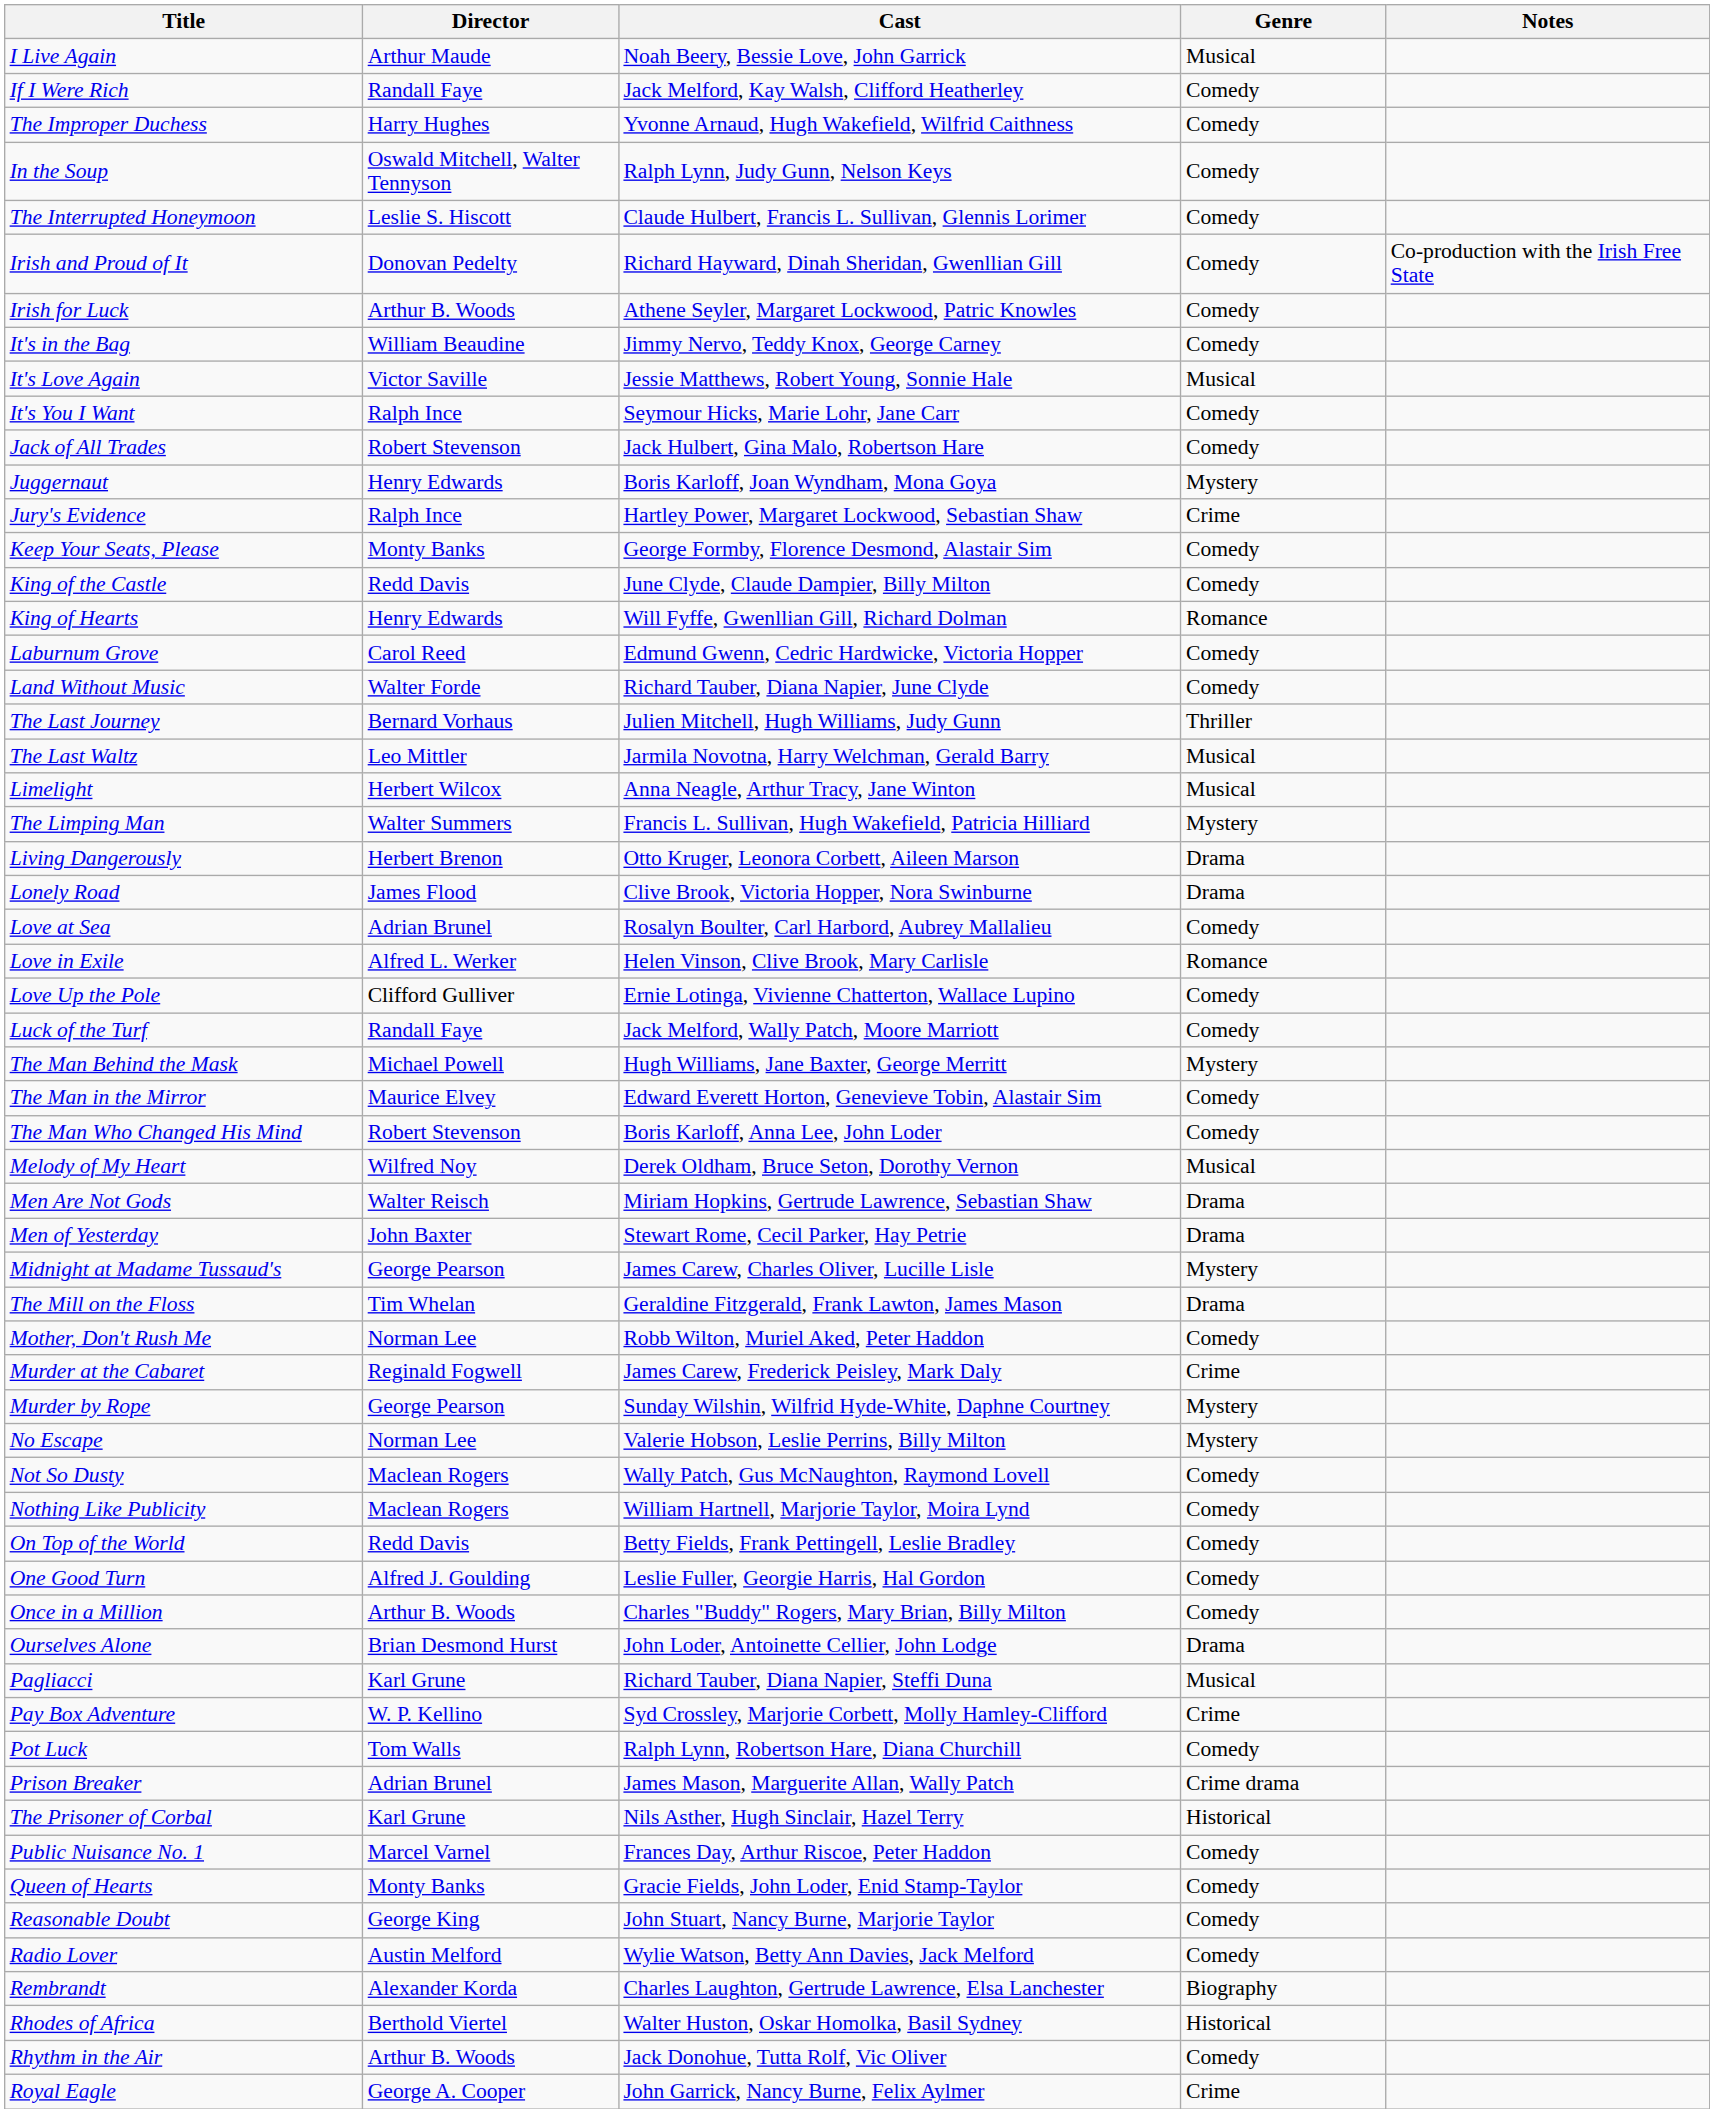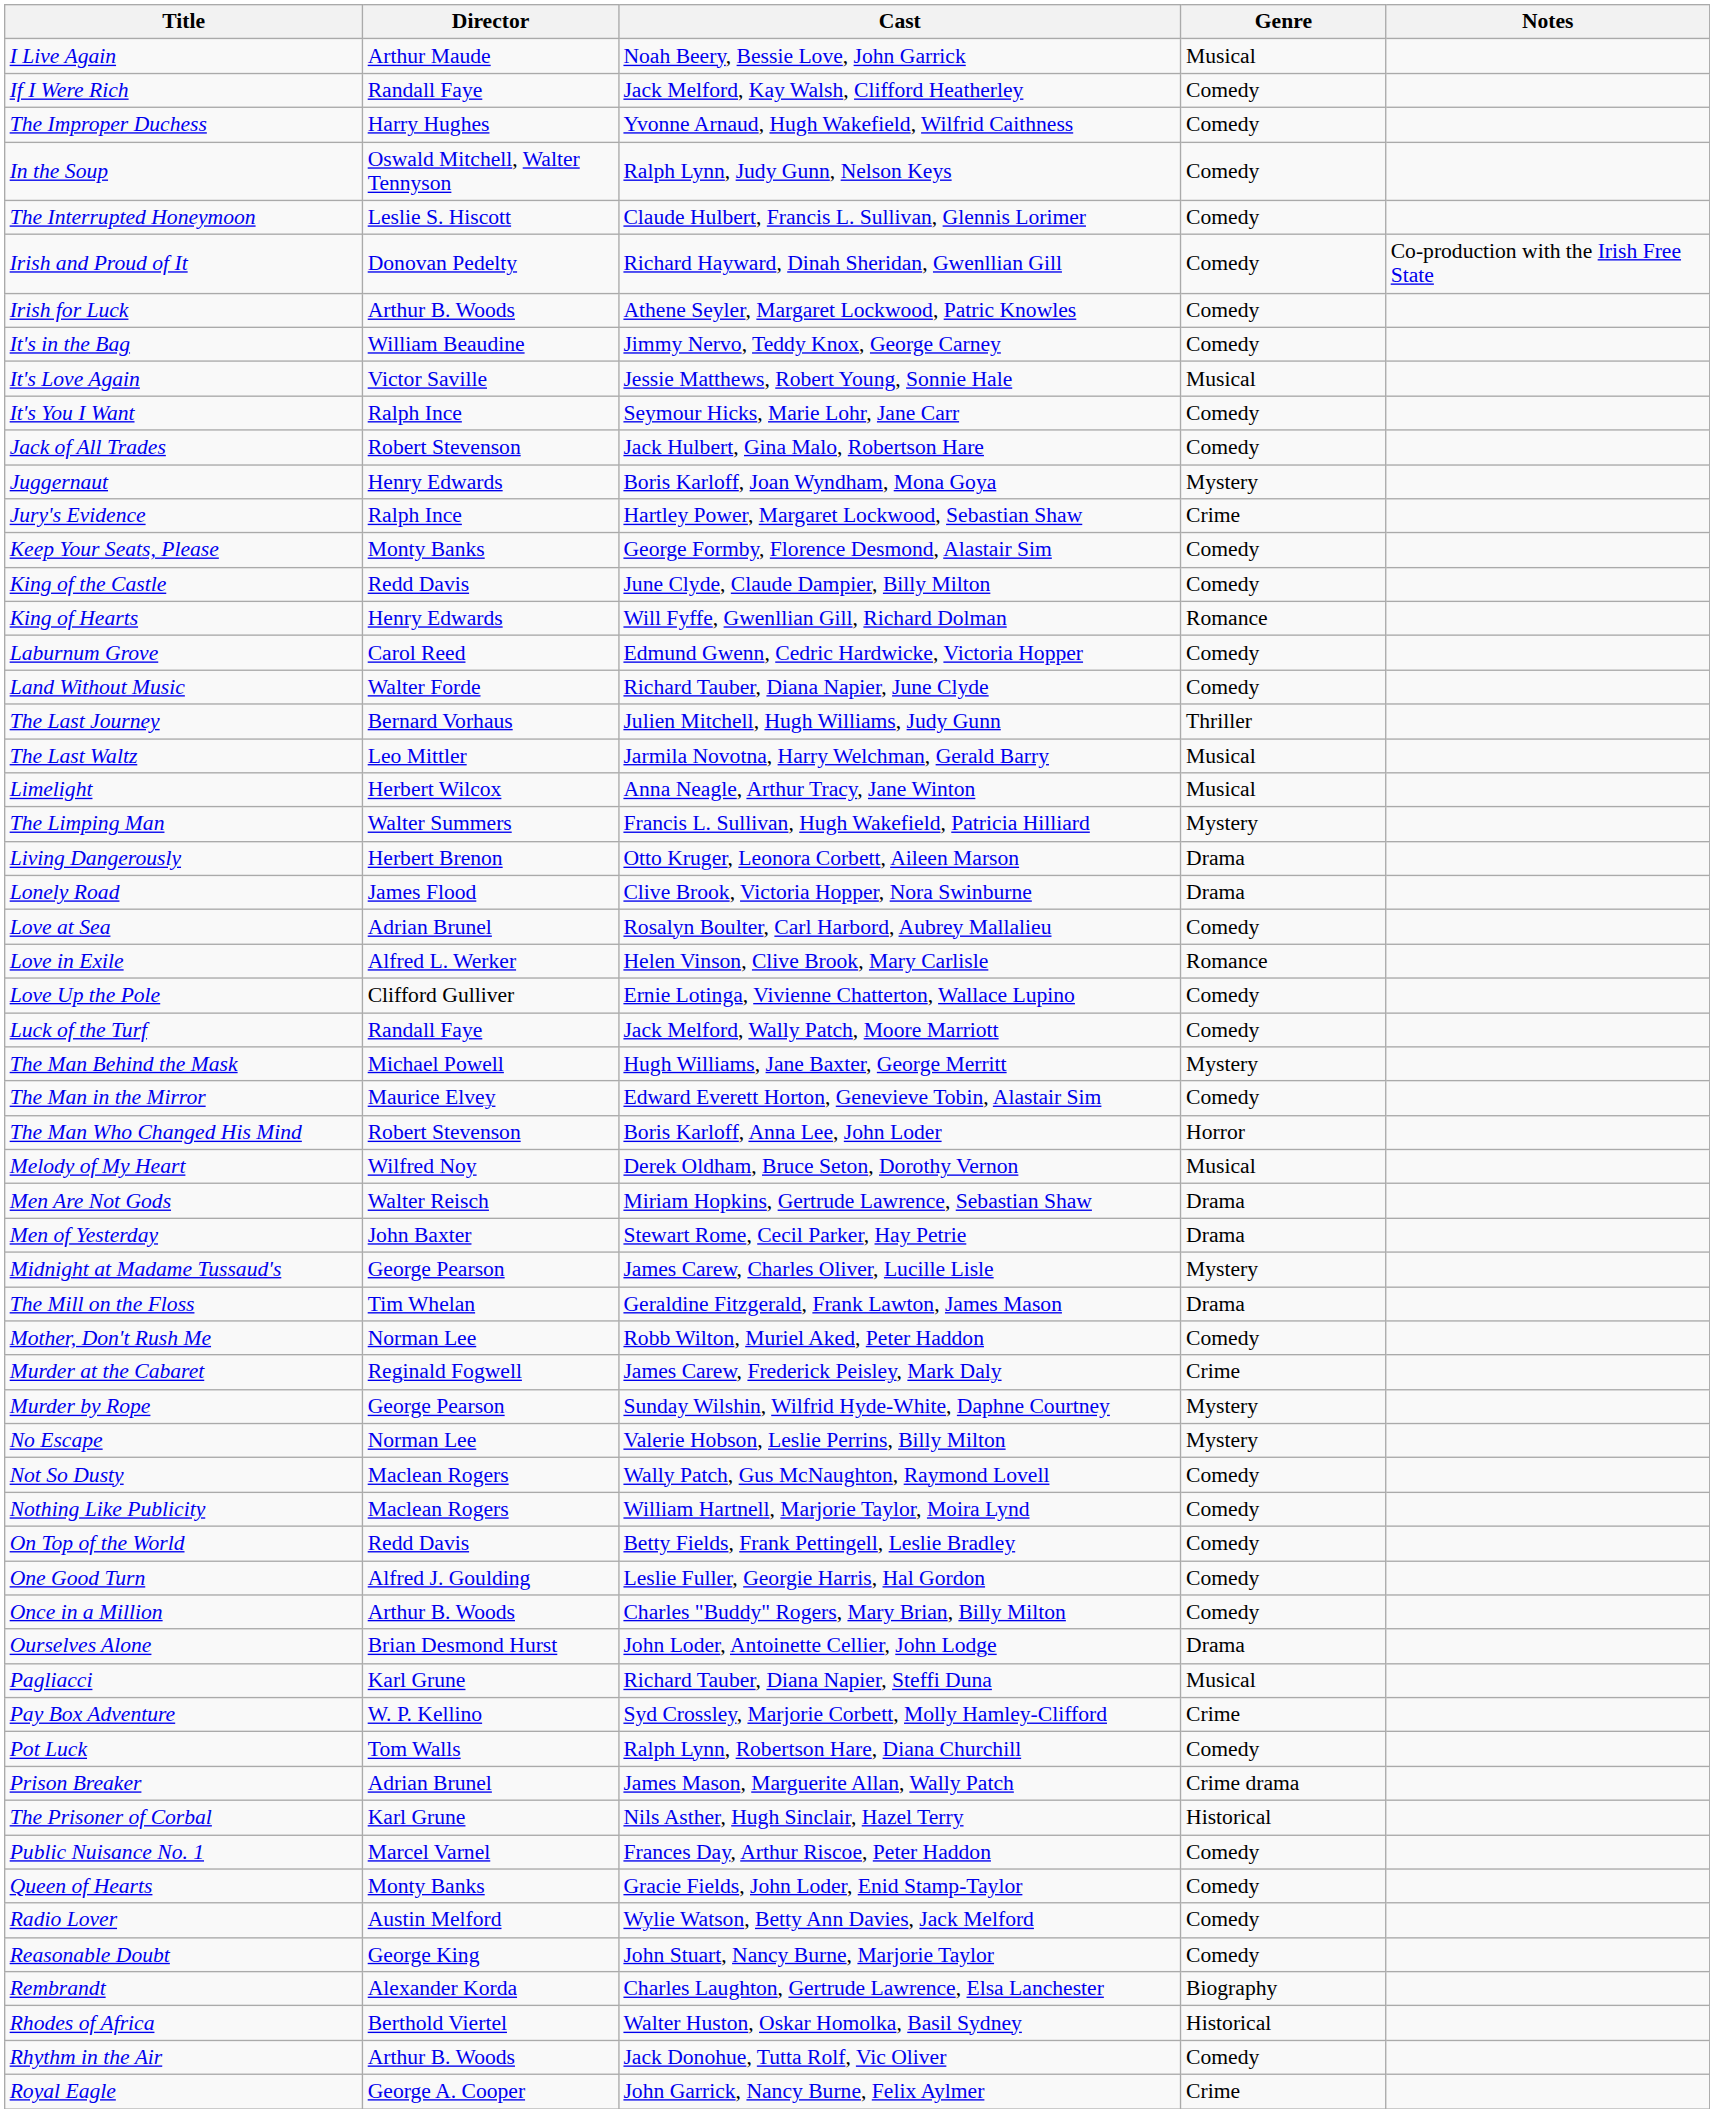(1223, 1132) Comedy -> (1215, 1132) Horror
rows swapped: (63, 1954) <-> (90, 1920)
